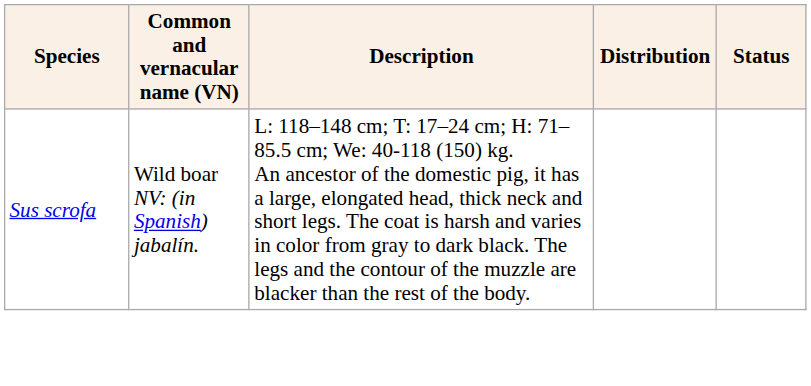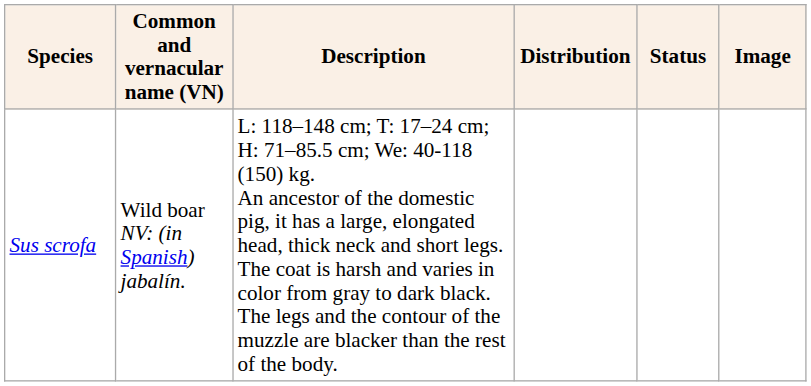+ column: (763, 56)
